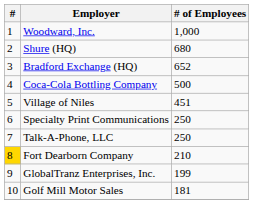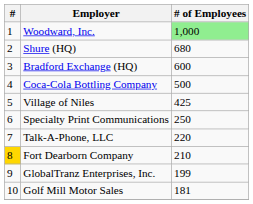(187, 31) no background -> (187, 31) lightgreen background
(182, 66) 652 -> (182, 66) 600
(182, 102) 451 -> (182, 102) 425
(182, 137) 250 -> (182, 137) 220
